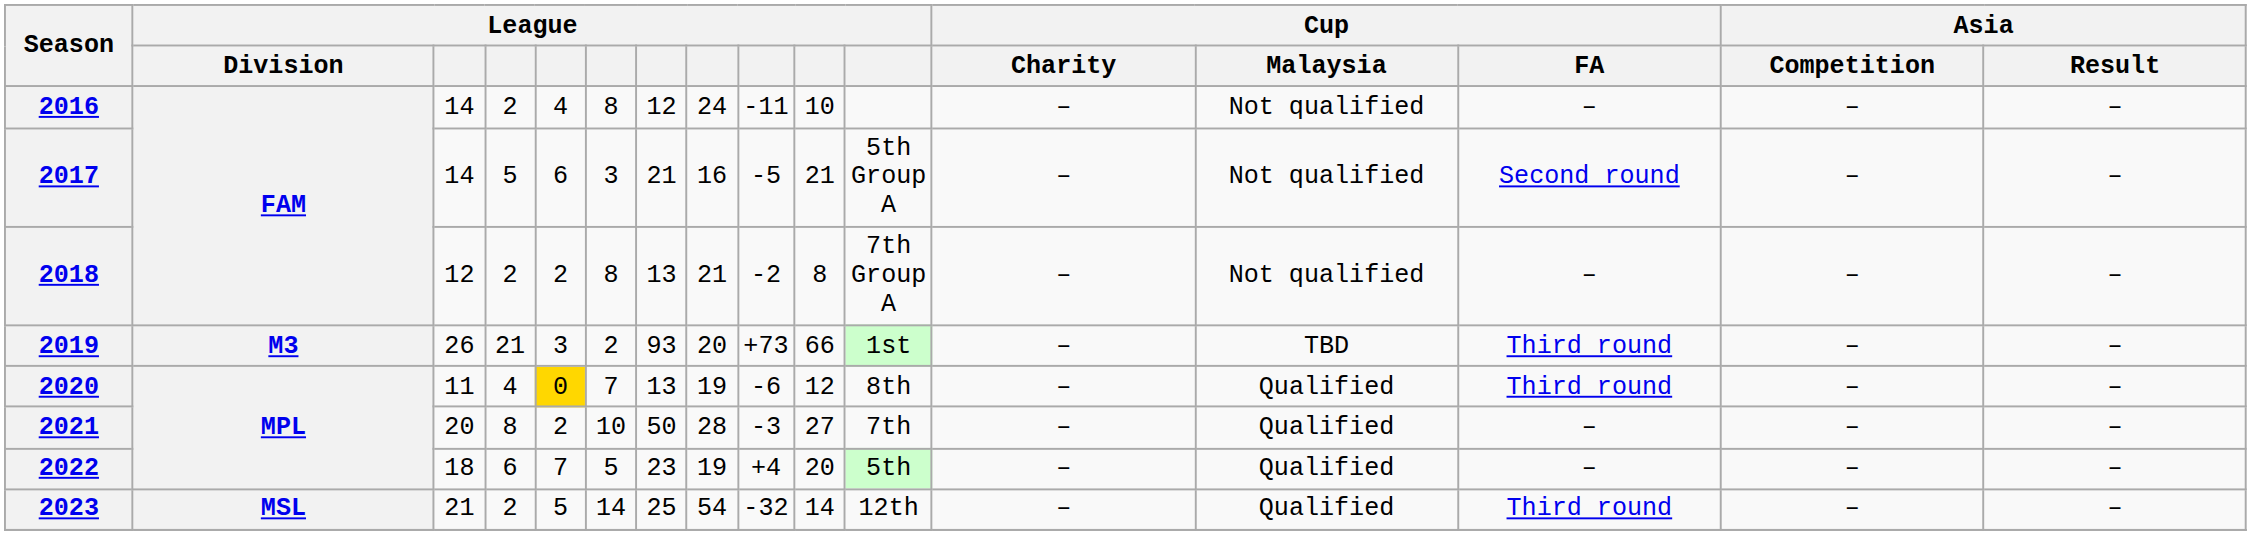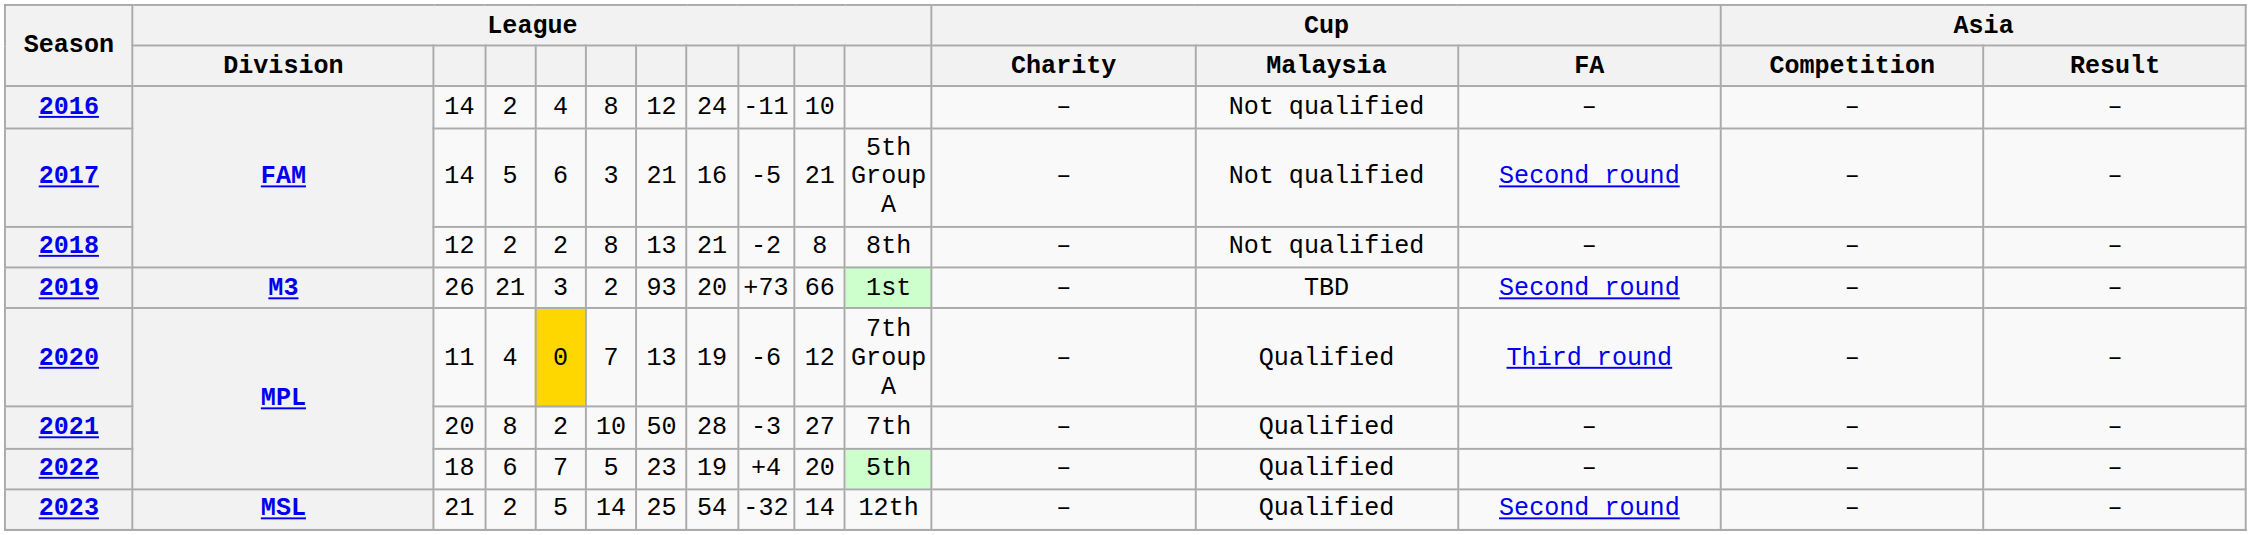(889, 276) 7th Group A -> (889, 247) 8th
(1589, 346) Third round -> (1589, 288) Second round
(889, 387) 8th -> (889, 358) 7th Group A
(1589, 509) Third round -> (1589, 509) Second round
